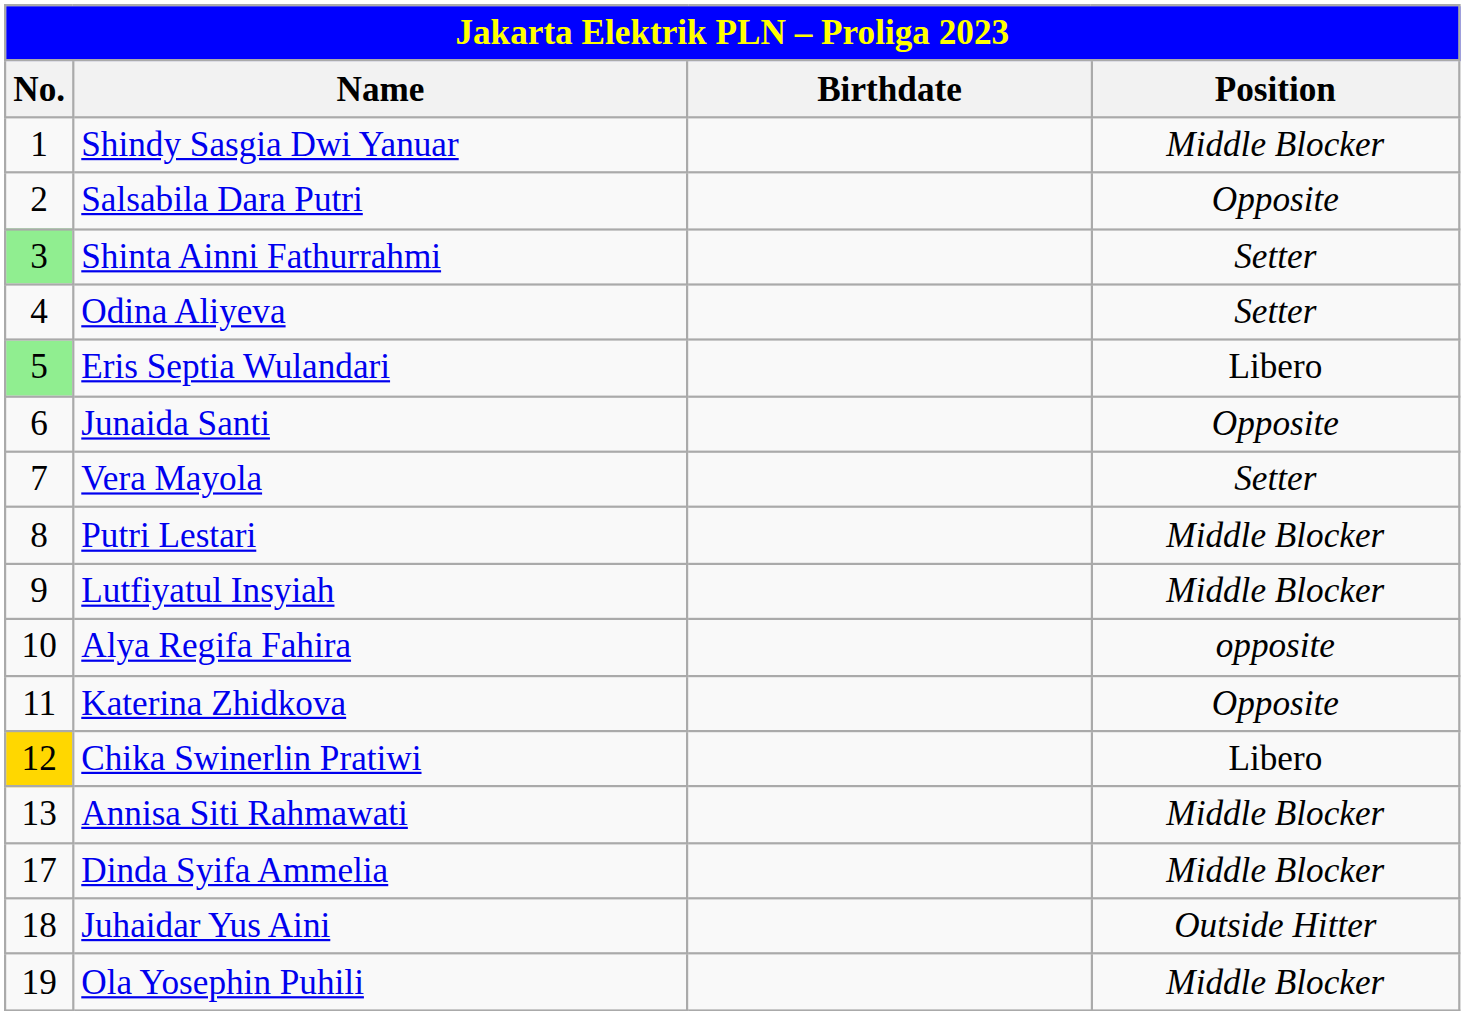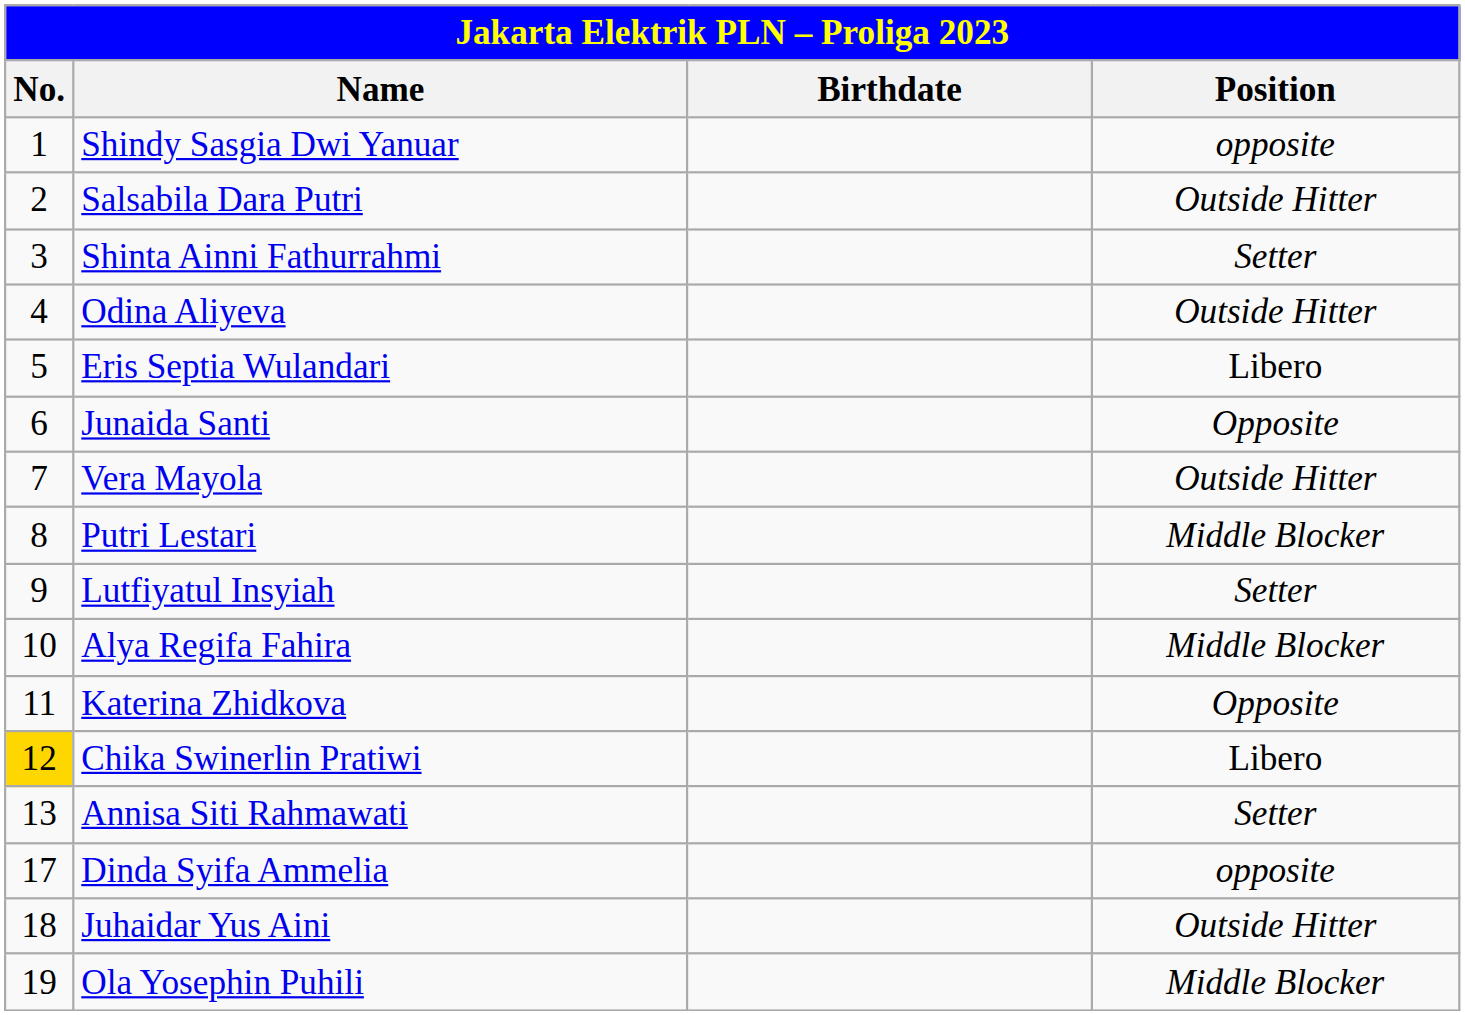(1275, 144) Middle Blocker -> (1275, 144) opposite
(1275, 199) Opposite -> (1275, 199) Outside Hitter
(39, 255) lightgreen background -> (39, 255) no background
(1275, 311) Setter -> (1275, 311) Outside Hitter
(39, 367) lightgreen background -> (39, 367) no background
(1275, 479) Setter -> (1275, 479) Outside Hitter
(1275, 590) Middle Blocker -> (1275, 590) Setter
(1275, 646) opposite -> (1275, 646) Middle Blocker
(1275, 813) Middle Blocker -> (1275, 813) Setter
(1275, 869) Middle Blocker -> (1275, 869) opposite
